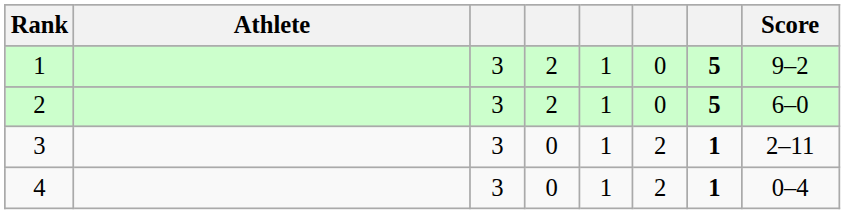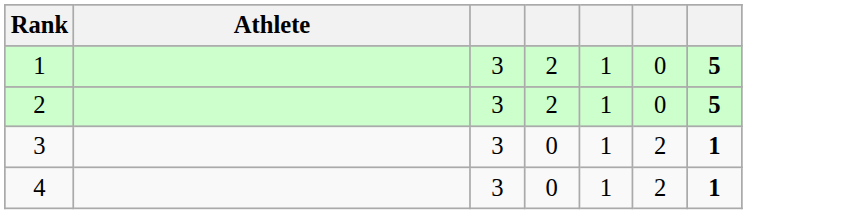- column: (790, 25)
